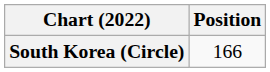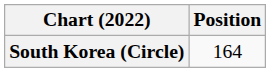(227, 51) 166 -> (227, 51) 164
